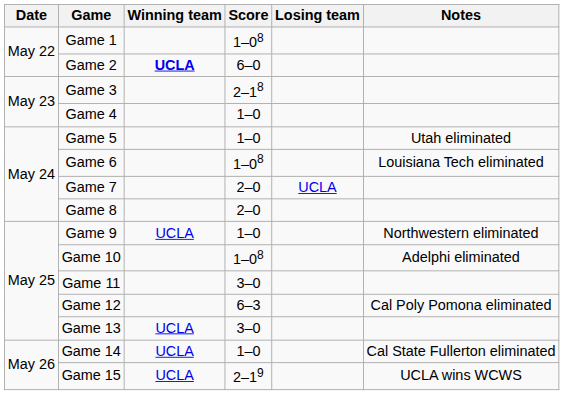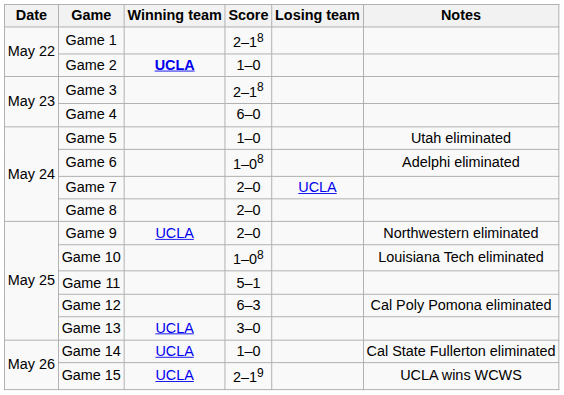(248, 40) 1–08 -> (248, 40) 2–18
(248, 65) 6–0 -> (248, 65) 1–0
(248, 115) 1–0 -> (248, 115) 6–0
(461, 162) Louisiana Tech eliminated -> (461, 162) Adelphi eliminated
(248, 233) 1–0 -> (248, 233) 2–0
(461, 257) Adelphi eliminated -> (461, 257) Louisiana Tech eliminated
(248, 282) 3–0 -> (248, 282) 5–1
